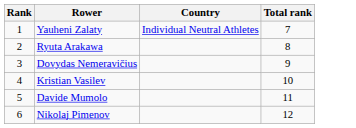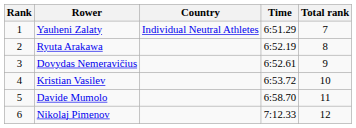+ column: (280, 13)
